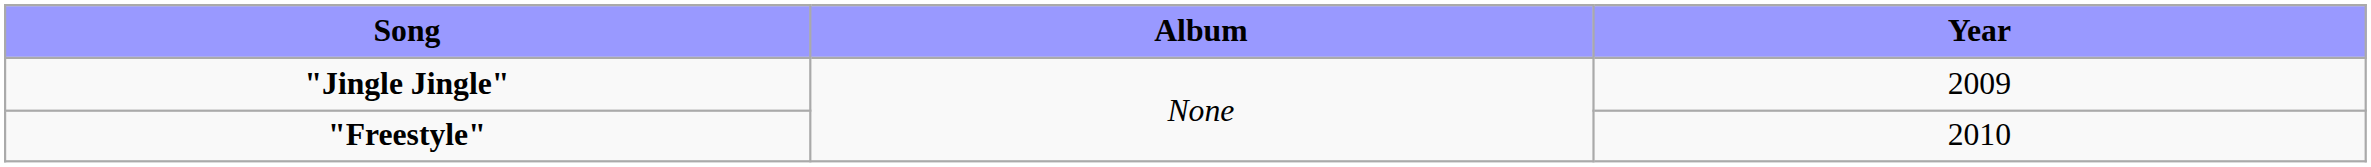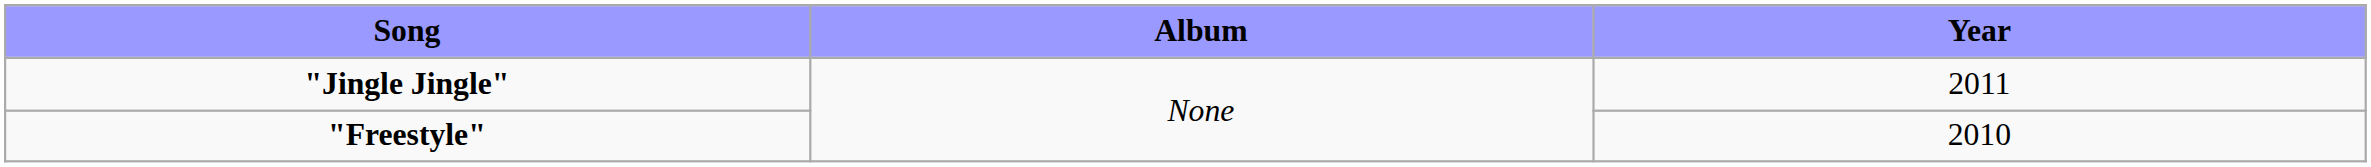(1979, 82) 2009 -> (1979, 82) 2011
